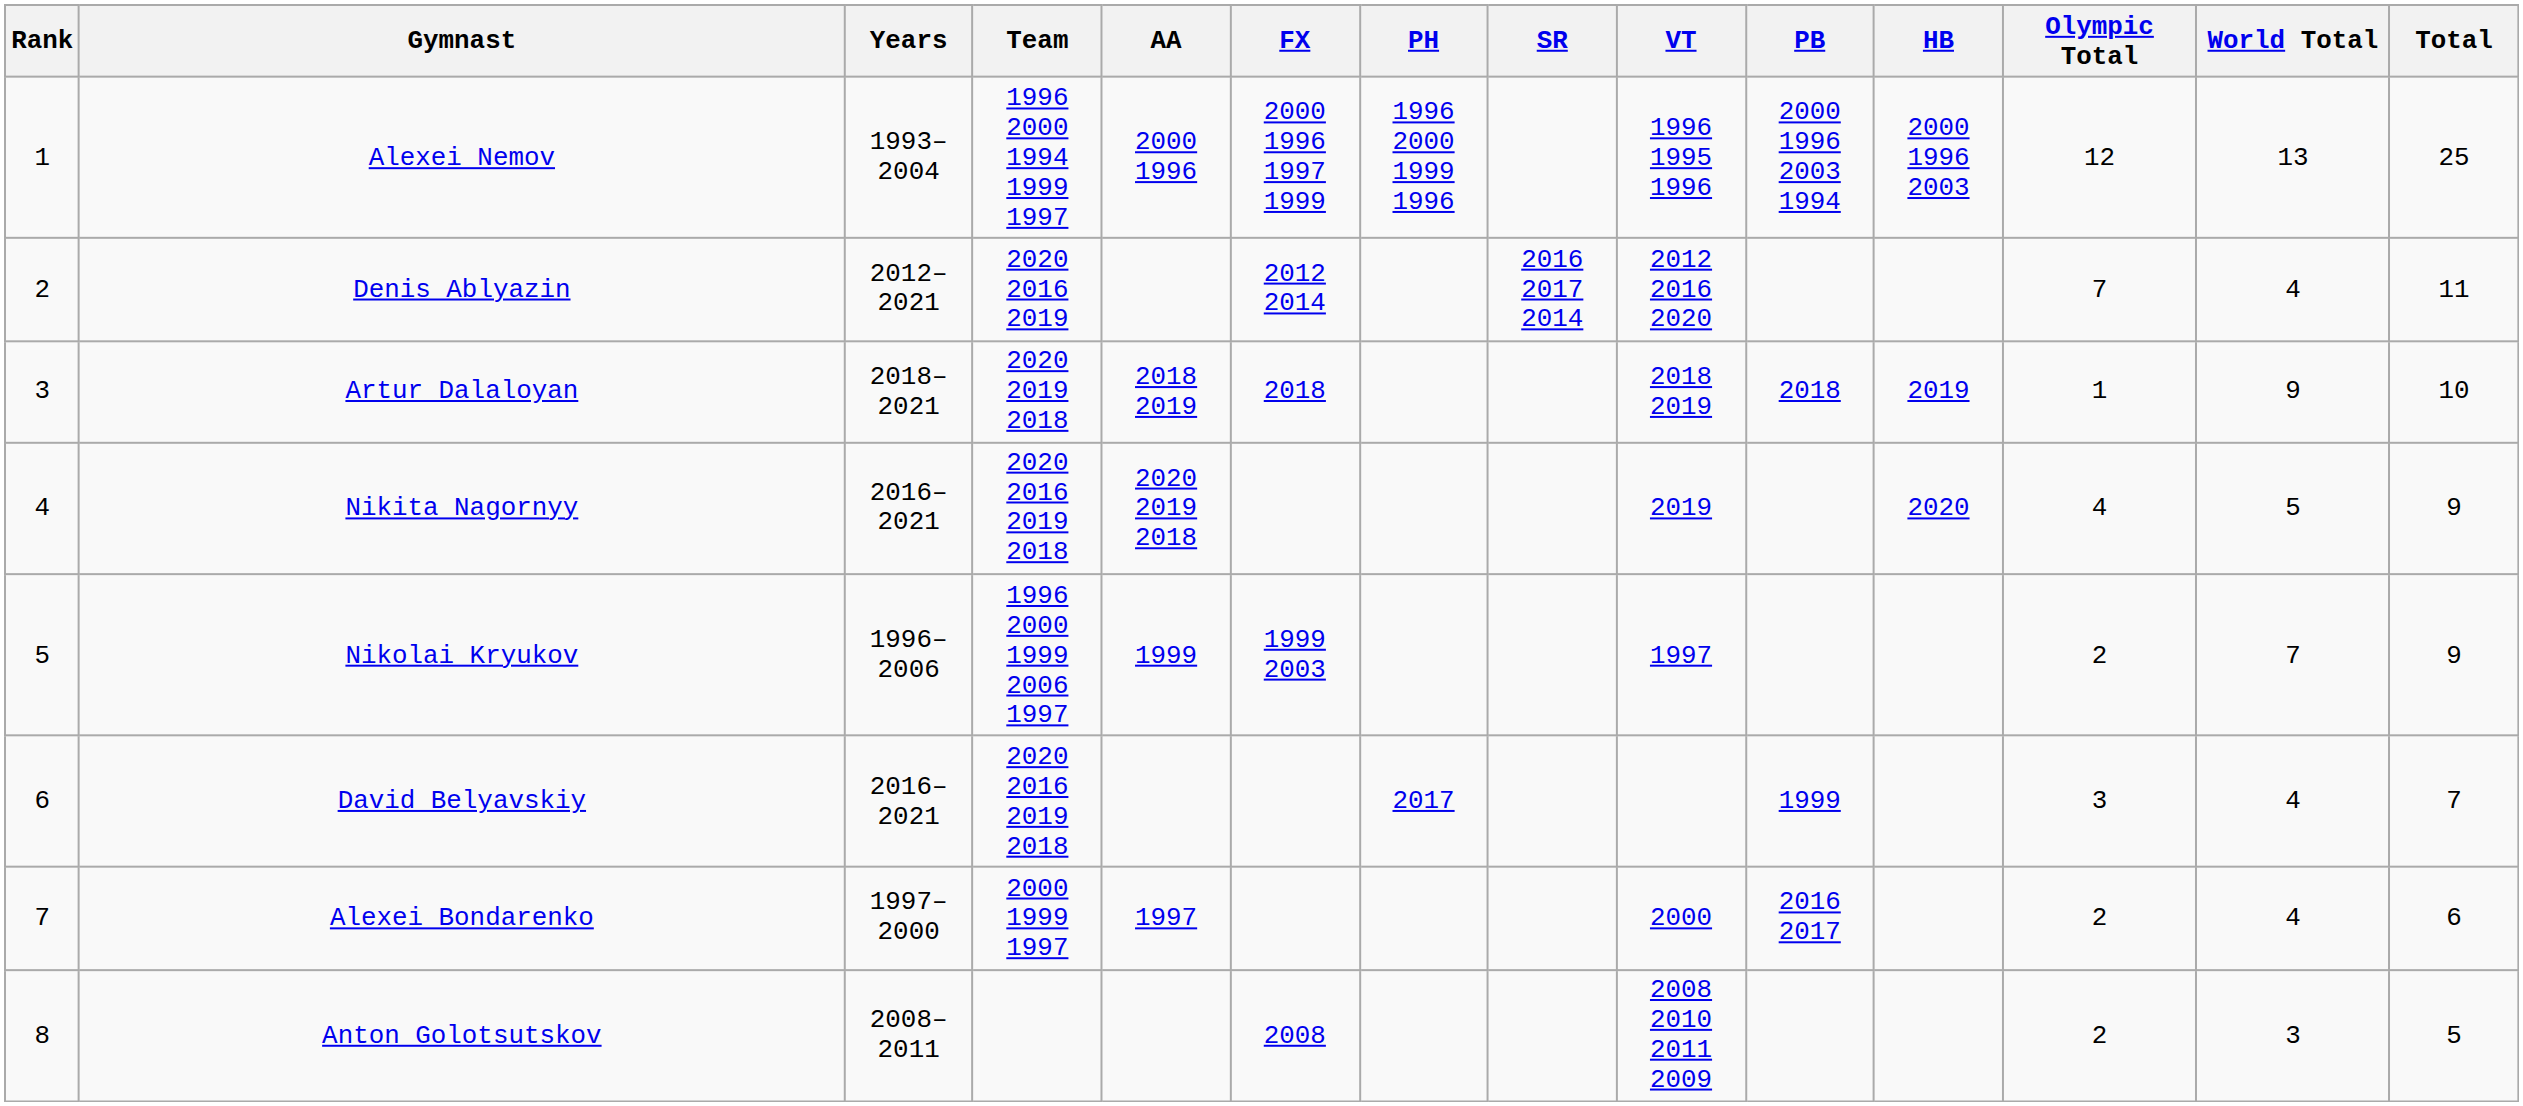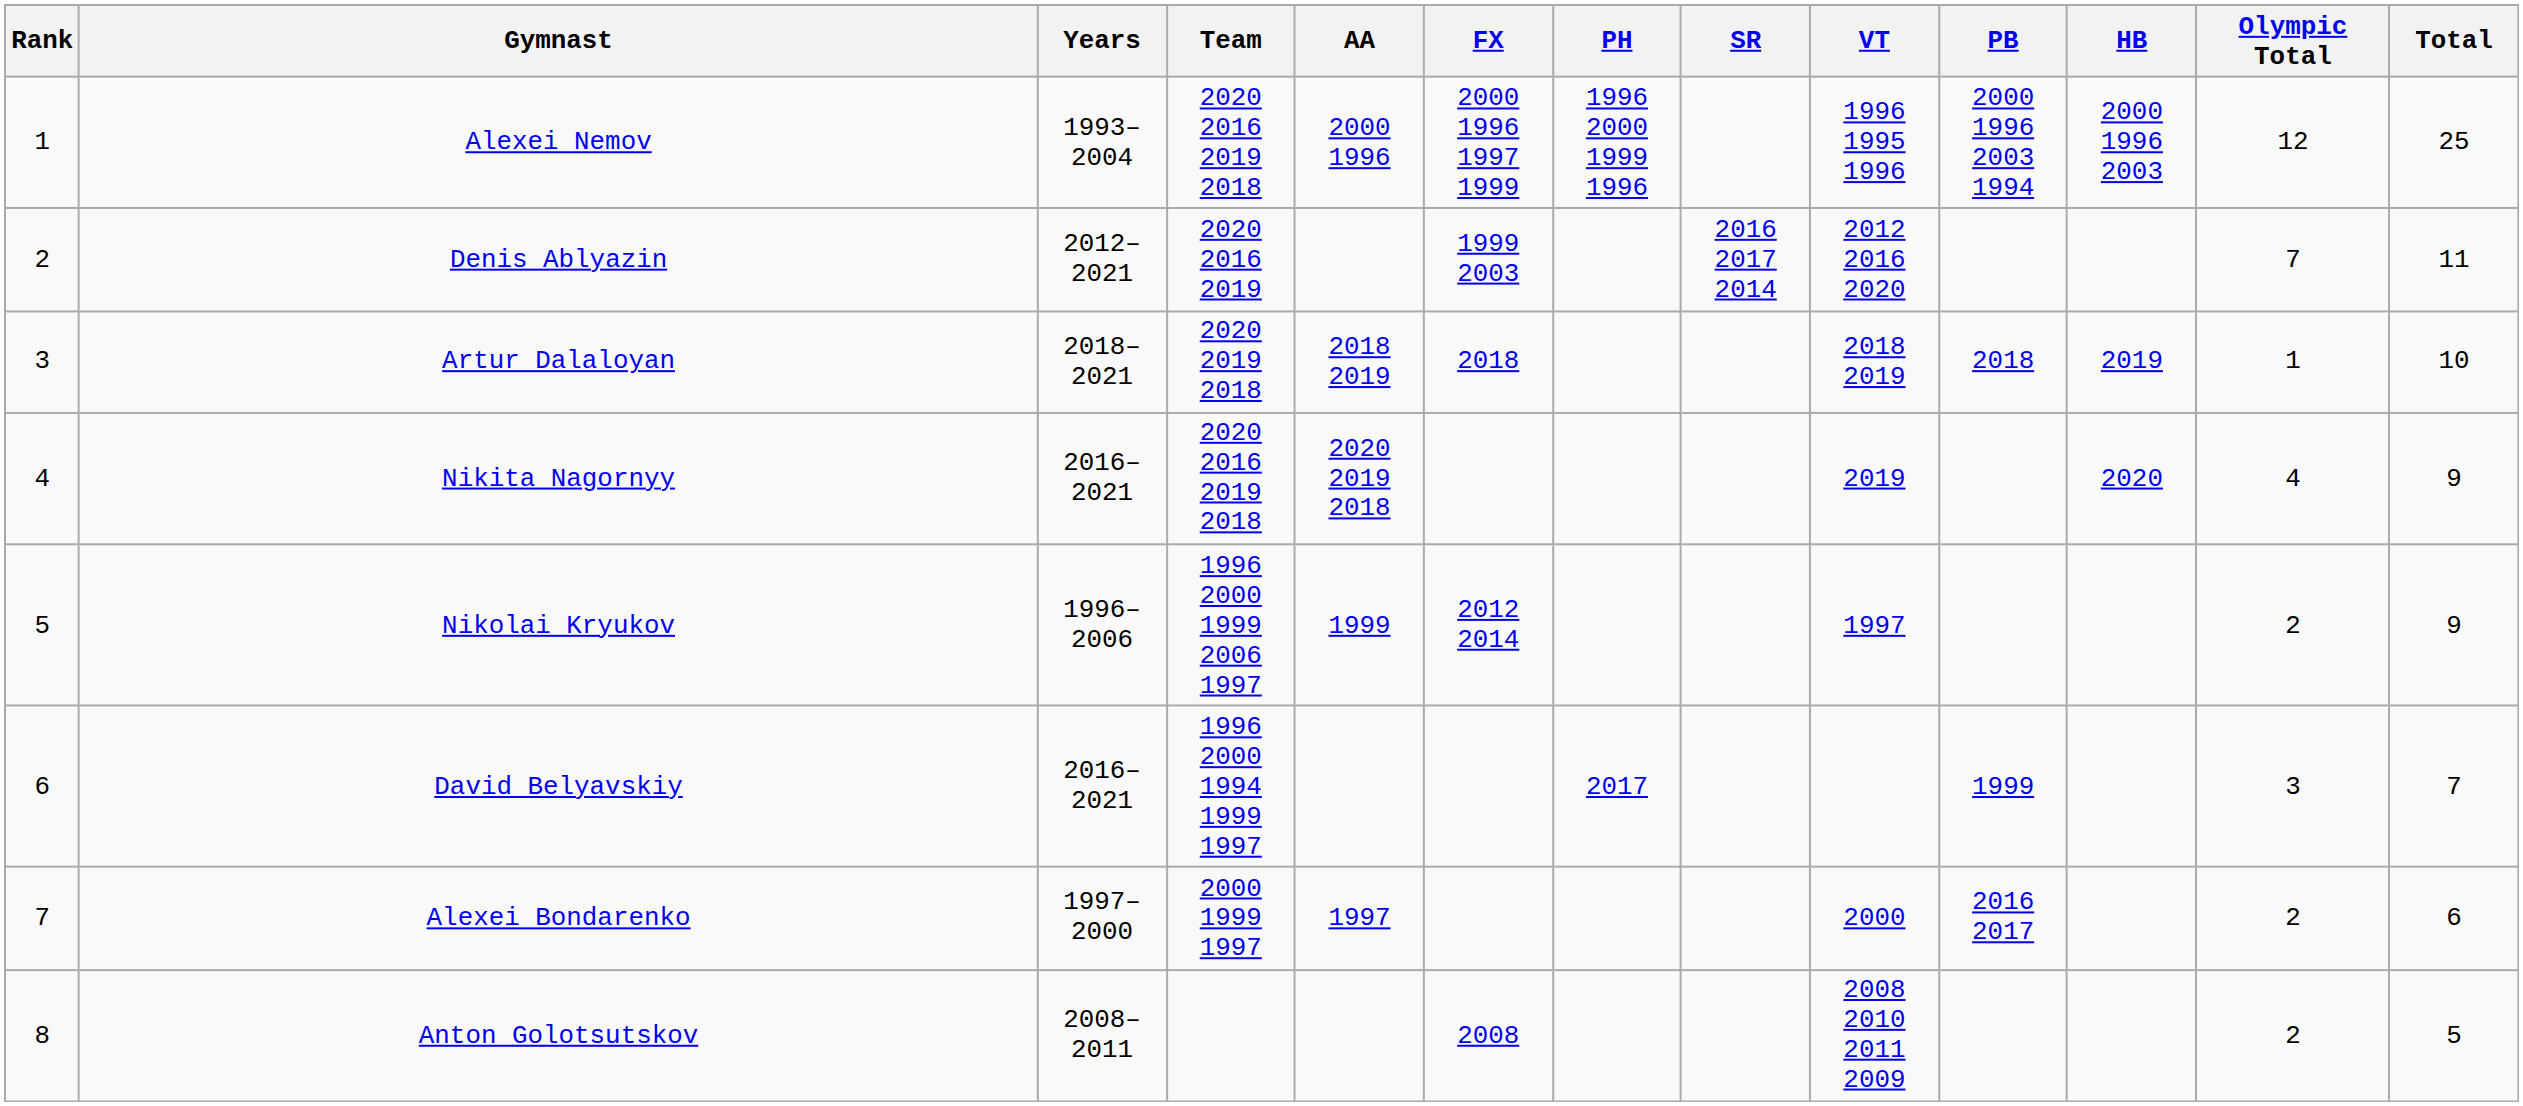- column: (2293, 41)
(1037, 158) 1996 2000 1994 1999 1997 -> (1231, 143) 2020 2016 2019 2018
(1295, 290) 2012 2014 -> (1488, 260) 1999 2003
(1295, 655) 1999 2003 -> (1488, 625) 2012 2014
(1037, 801) 2020 2016 2019 2018 -> (1231, 787) 1996 2000 1994 1999 1997
